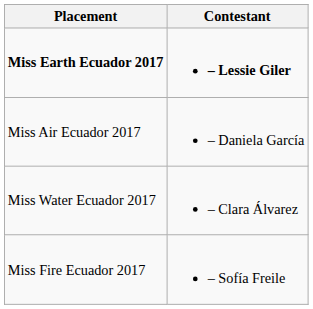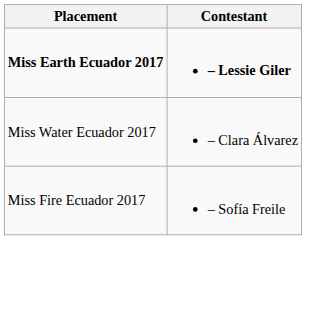- row: (74, 131)
